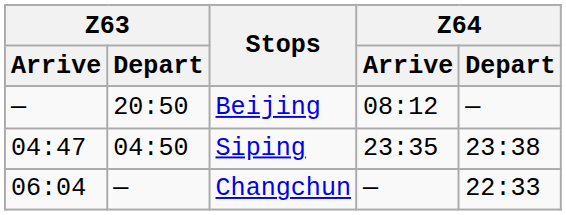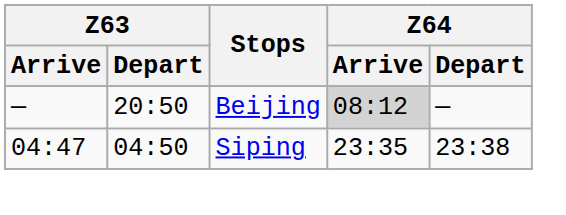(401, 107) no background -> (371, 107) lightgrey background
- row: (283, 189)
